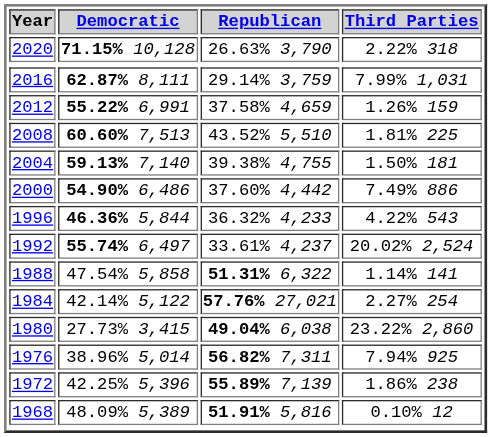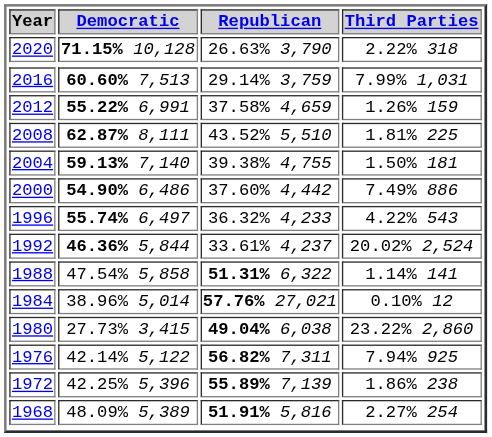(128, 80) 62.87% 8,111 -> (128, 80) 60.60% 7,513
(128, 135) 60.60% 7,513 -> (128, 135) 62.87% 8,111
(128, 219) 46.36% 5,844 -> (128, 219) 55.74% 6,497
(128, 246) 55.74% 6,497 -> (128, 246) 46.36% 5,844
(128, 302) 42.14% 5,122 -> (128, 302) 38.96% 5,014
(412, 302) 2.27% 254 -> (412, 302) 0.10% 12
(128, 357) 38.96% 5,014 -> (128, 357) 42.14% 5,122
(412, 413) 0.10% 12 -> (412, 413) 2.27% 254
